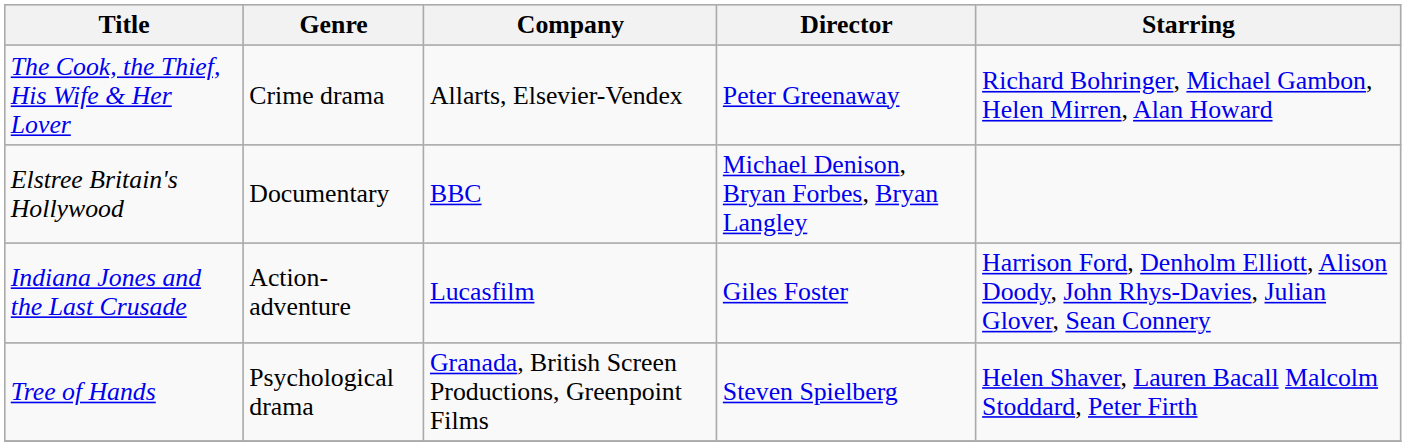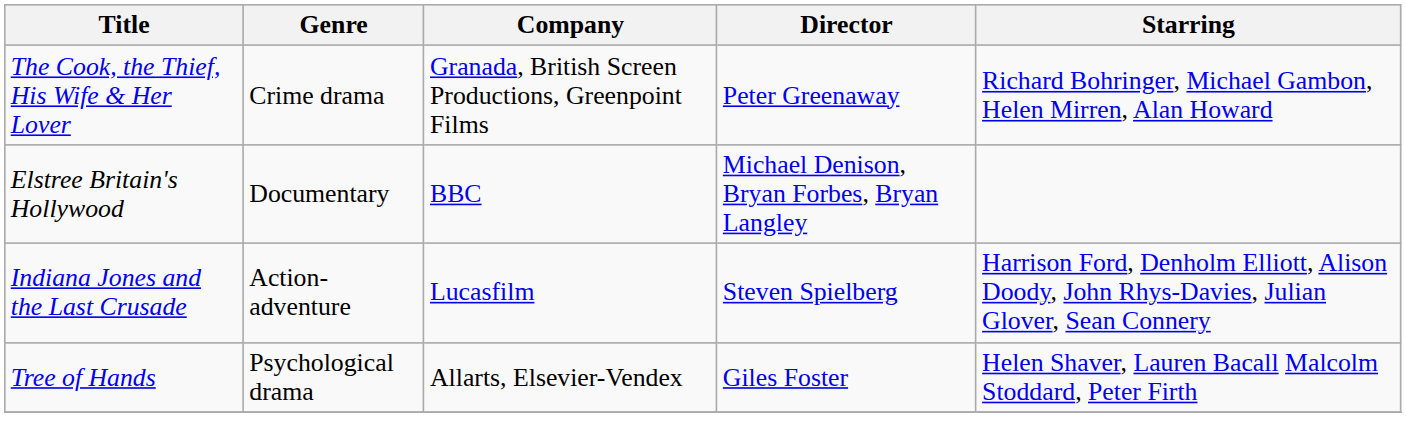(556, 94) Allarts, Elsevier-Vendex -> (556, 94) Granada, British Screen Productions, Greenpoint Films
(785, 292) Giles Foster -> (810, 292) Steven Spielberg
(556, 391) Granada, British Screen Productions, Greenpoint Films -> (556, 376) Allarts, Elsevier-Vendex
(810, 391) Steven Spielberg -> (785, 376) Giles Foster
